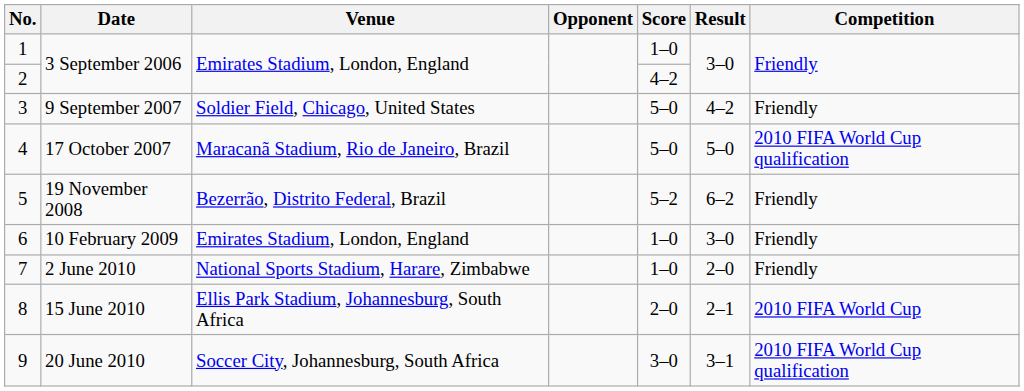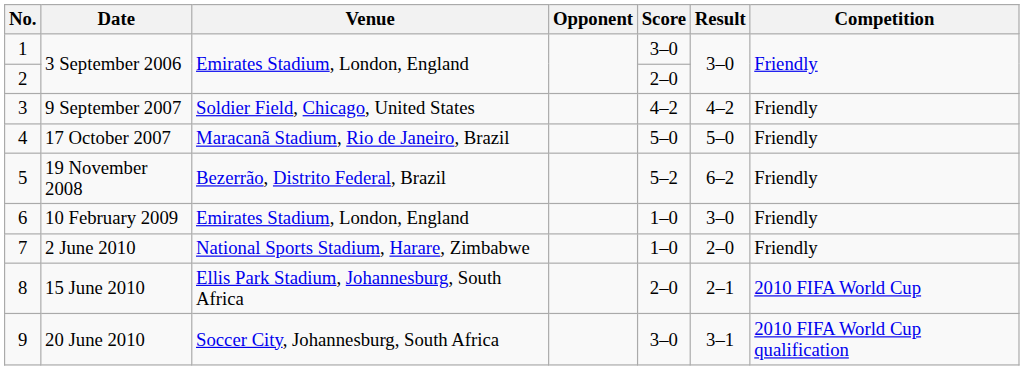(664, 49) 1–0 -> (664, 49) 3–0
(664, 78) 4–2 -> (664, 78) 2–0
(664, 108) 5–0 -> (664, 108) 4–2
(838, 148) 2010 FIFA World Cup qualification -> (786, 138) Friendly
